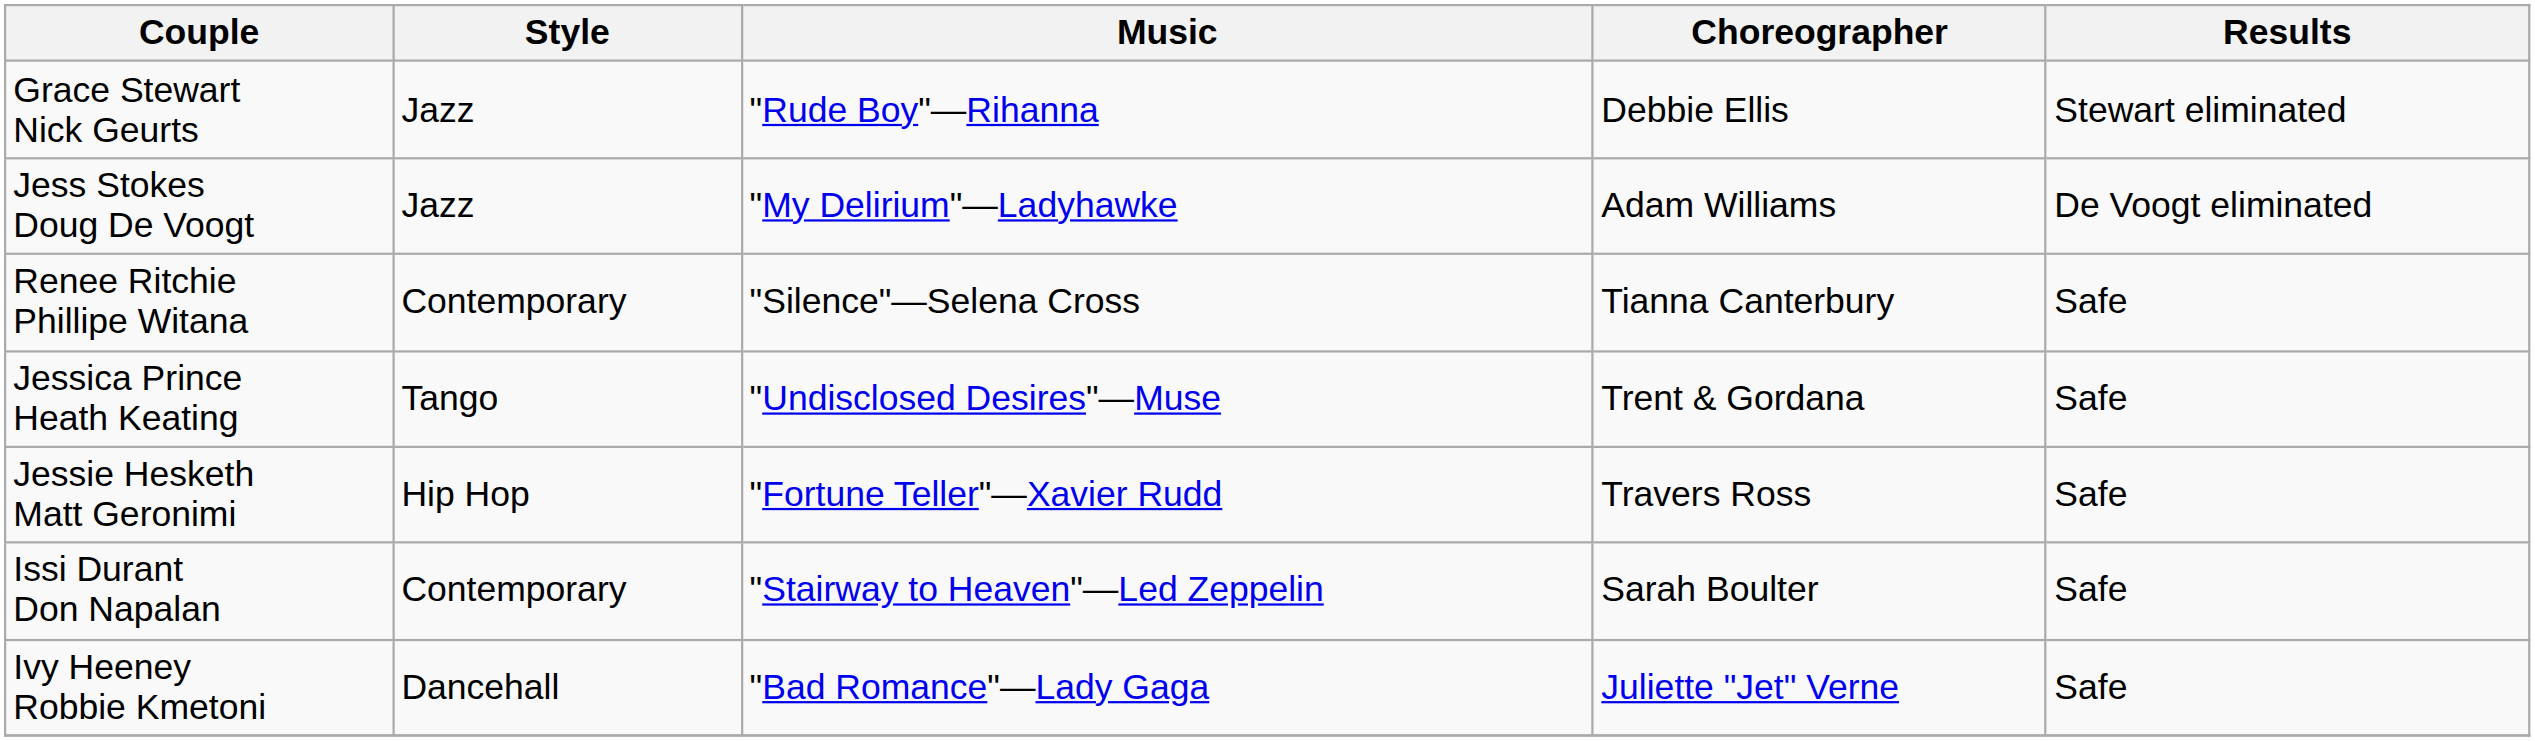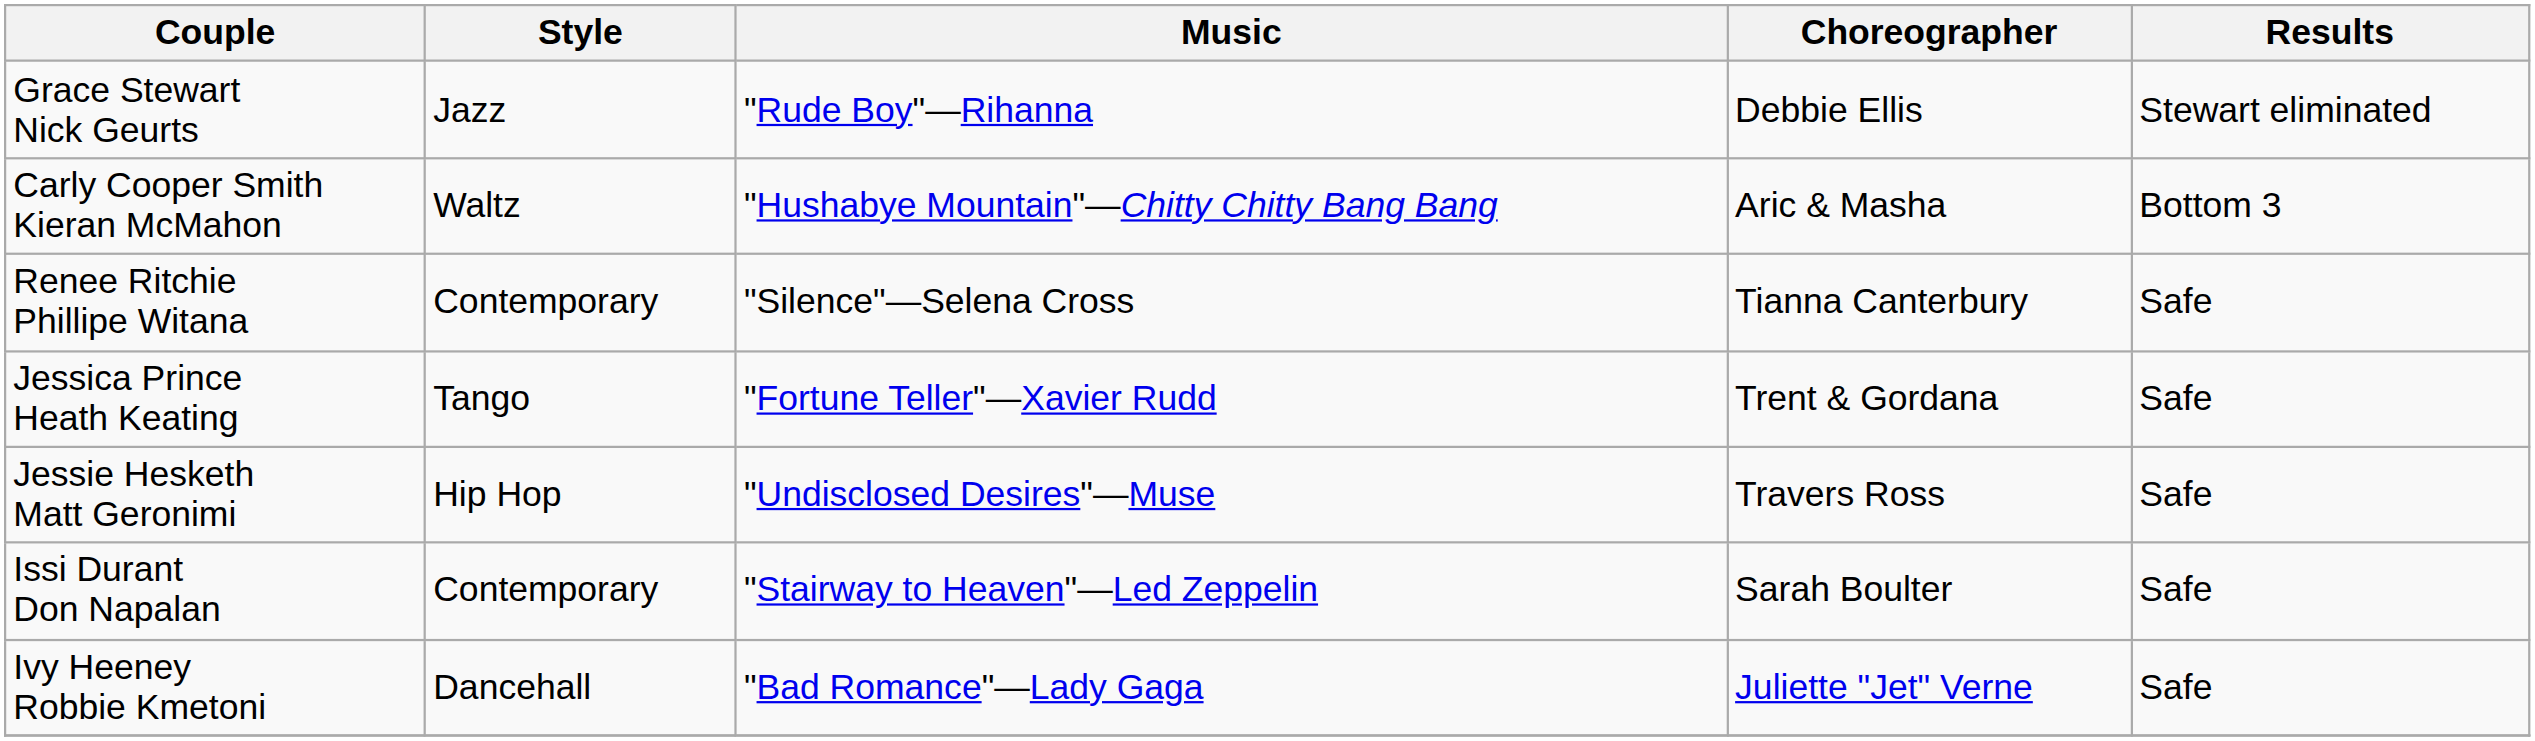+ row: (168, 205)
- row: (134, 205)
(985, 397) "Undisclosed Desires"—Muse -> (980, 397) "Fortune Teller"—Xavier Rudd
(986, 494) "Fortune Teller"—Xavier Rudd -> (980, 494) "Undisclosed Desires"—Muse
